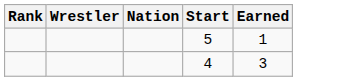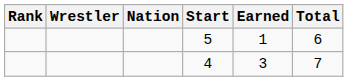+ column: (318, 16)
